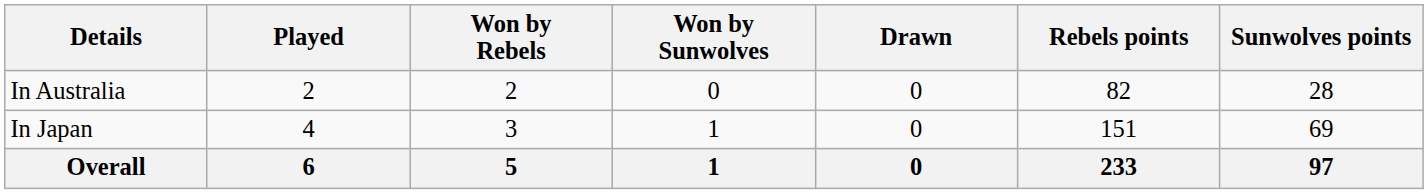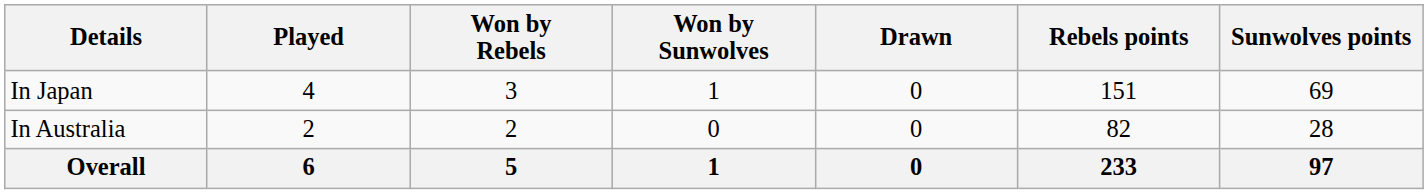rows swapped: (68, 90) <-> (52, 129)
